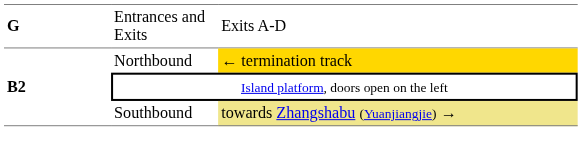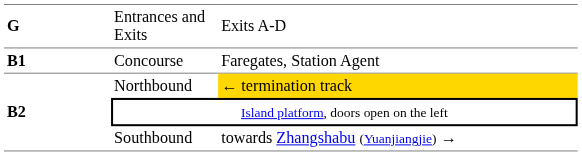+ row: (149, 60)
(339, 113) khaki background -> (339, 138) no background
